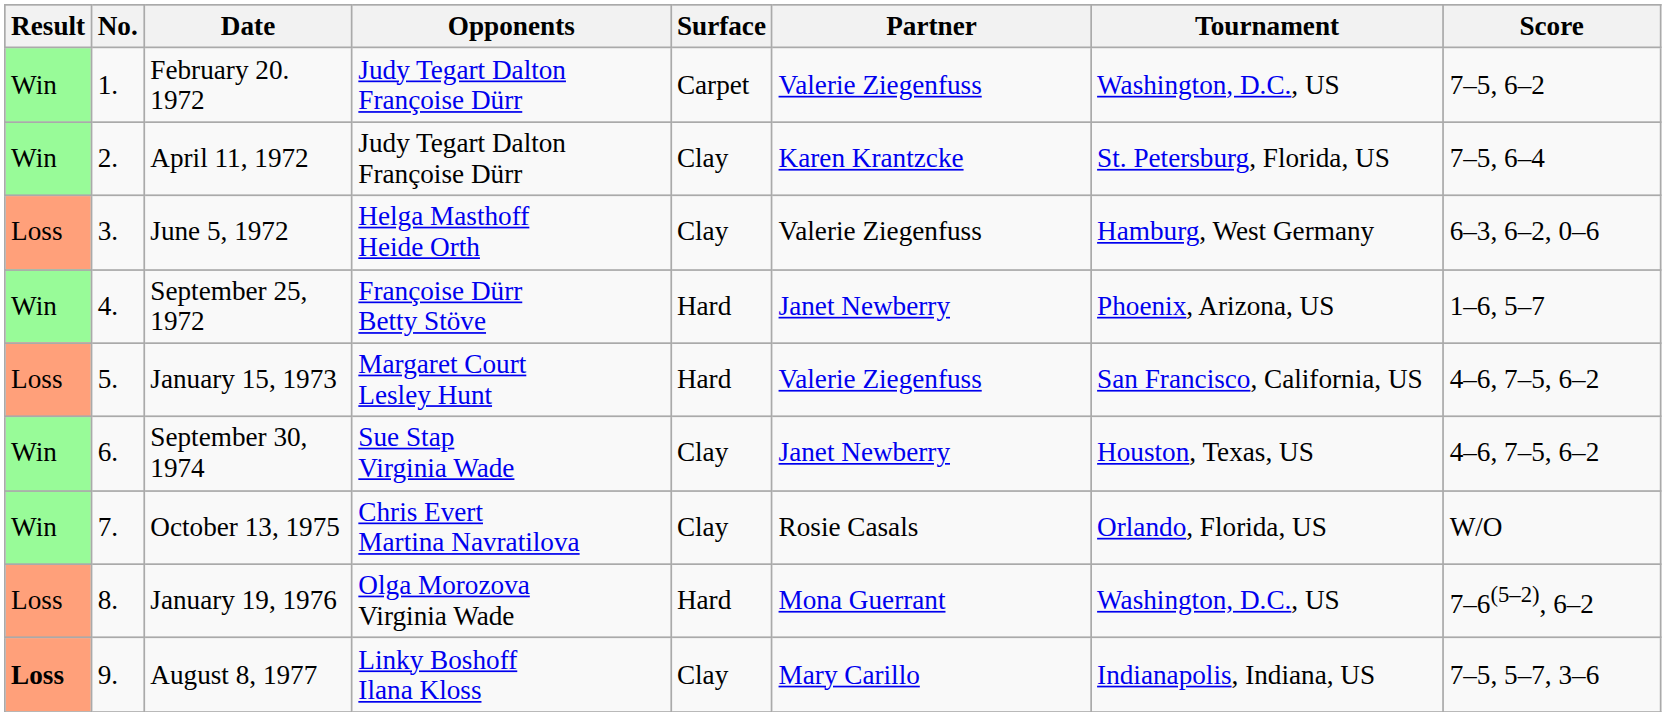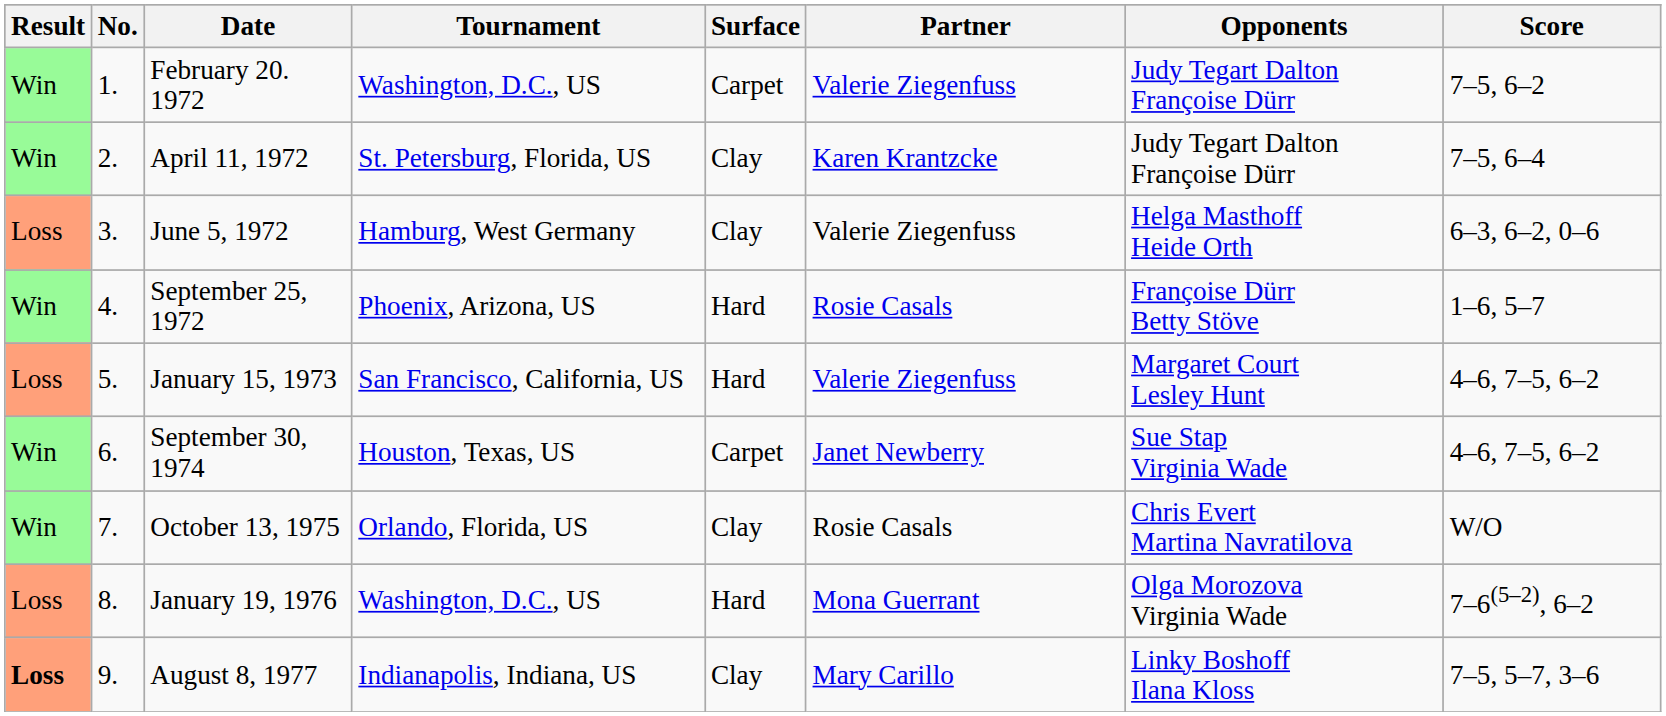columns swapped: (1267, 26) <-> (511, 26)
(864, 305) Janet Newberry -> (882, 305) Rosie Casals
(703, 453) Clay -> (747, 453) Carpet
